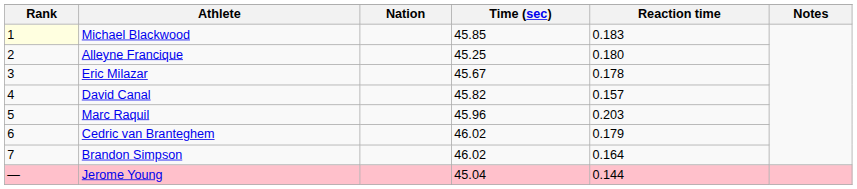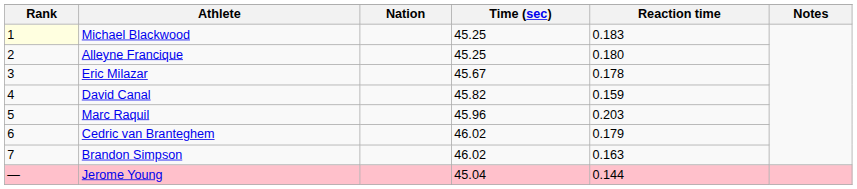(470, 34) 45.85 -> (470, 34) 45.25
(608, 94) 0.157 -> (608, 94) 0.159
(608, 154) 0.164 -> (608, 154) 0.163
